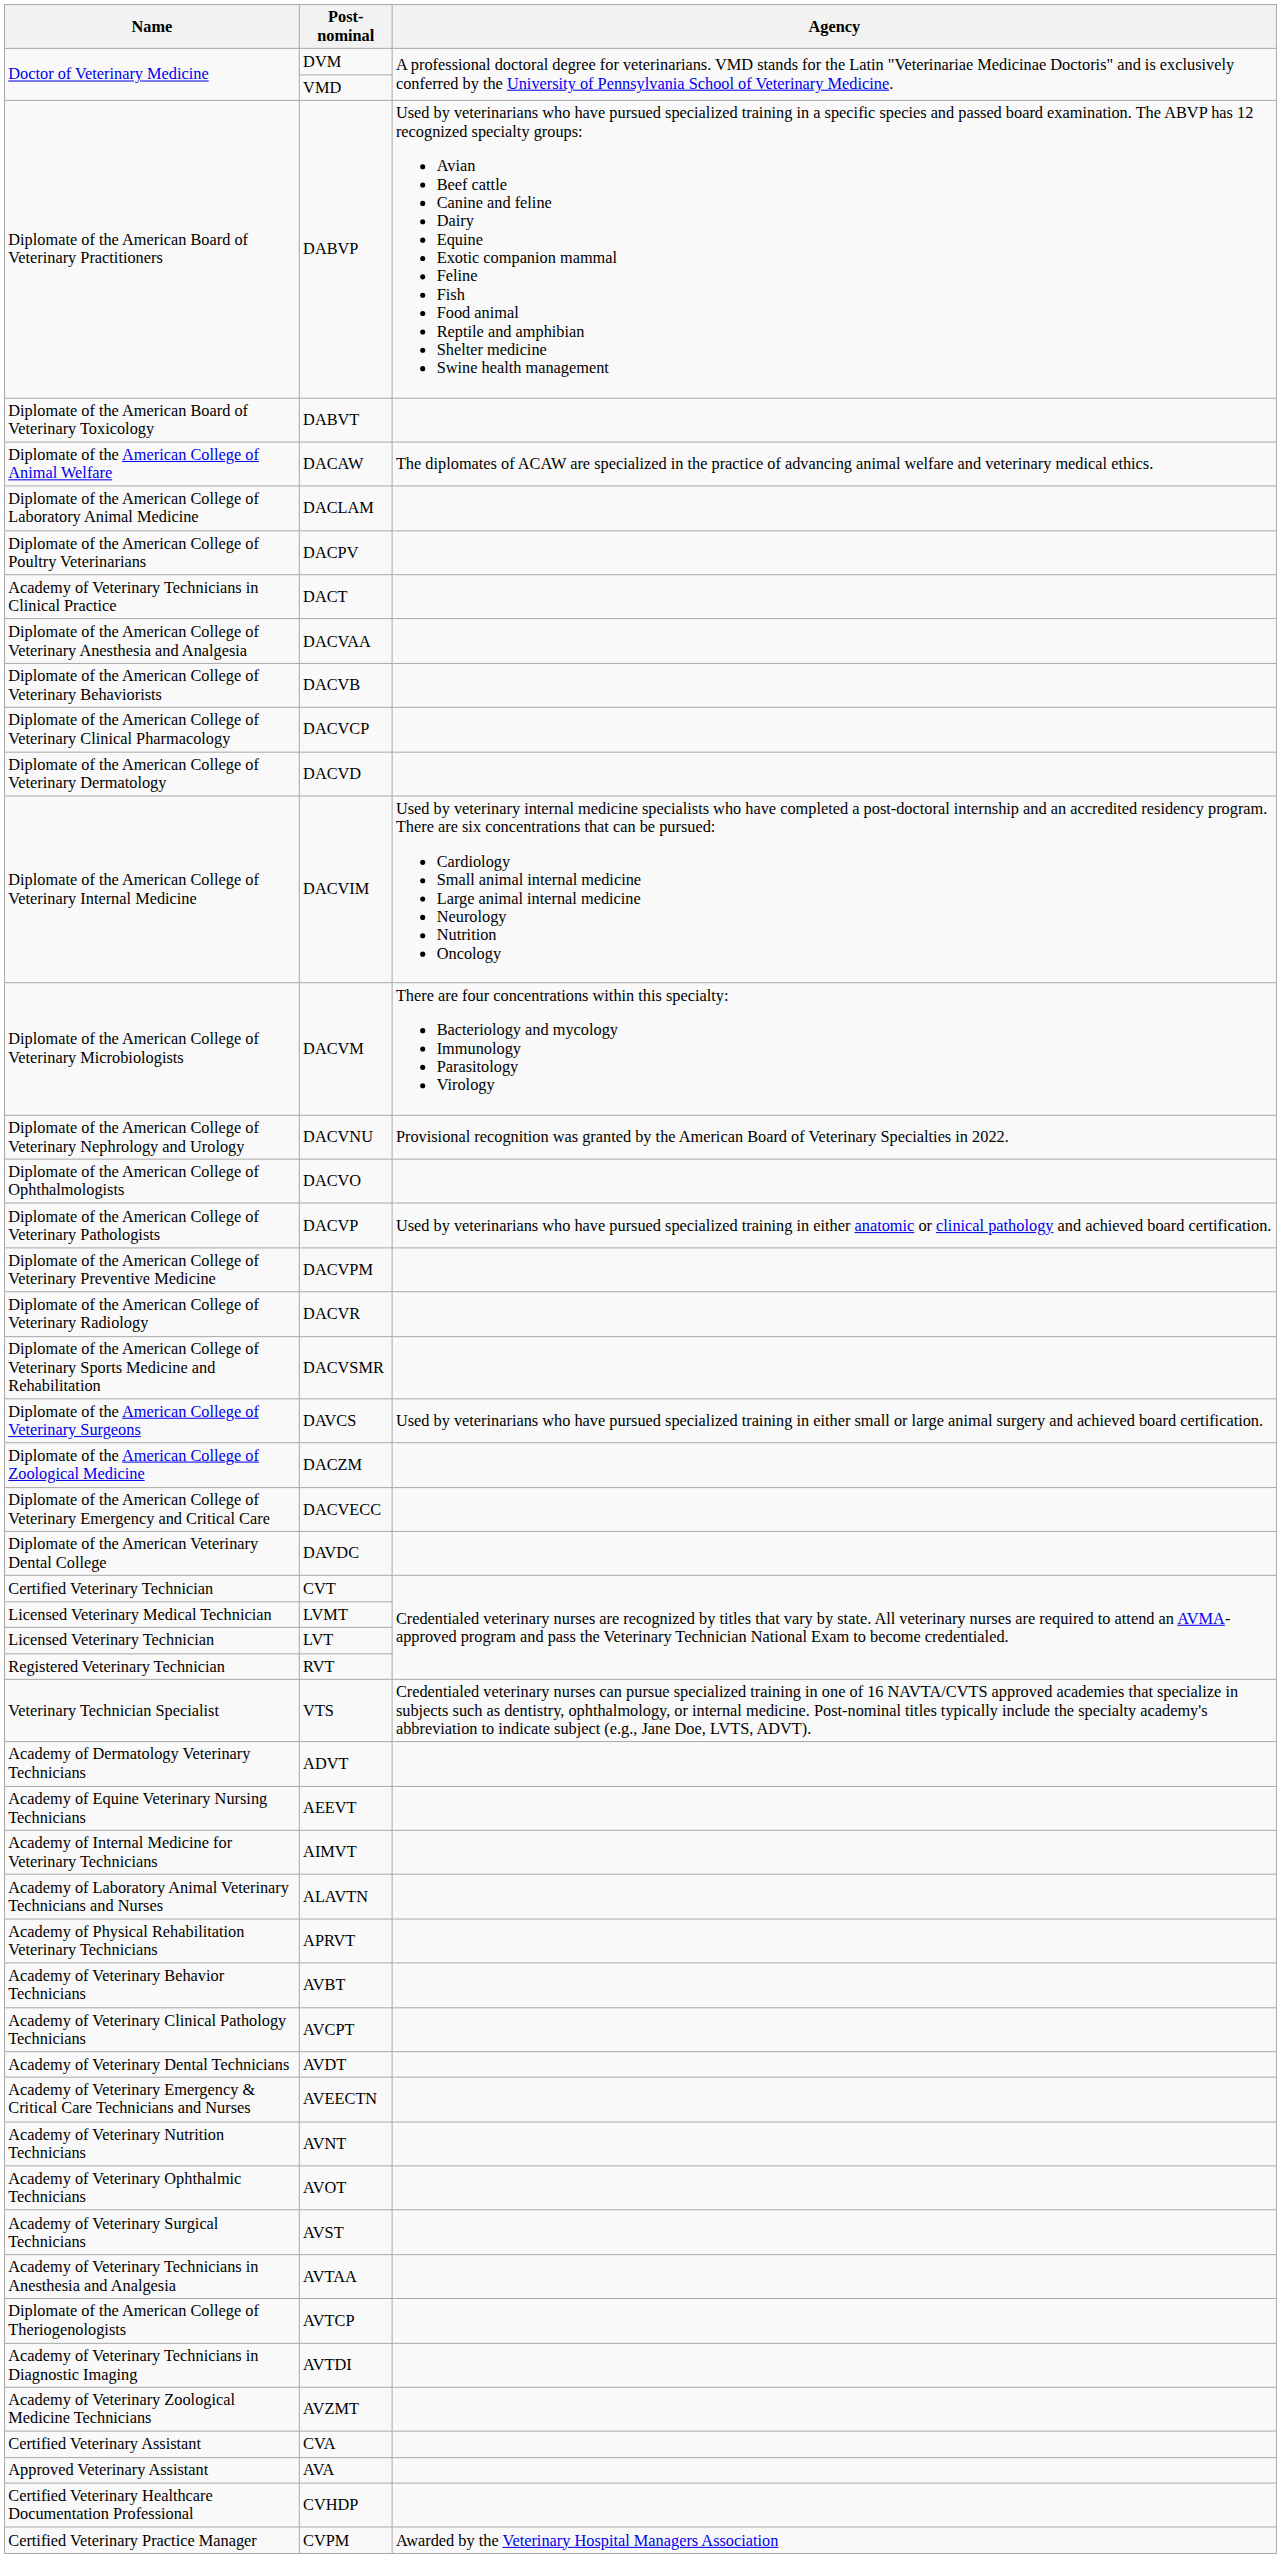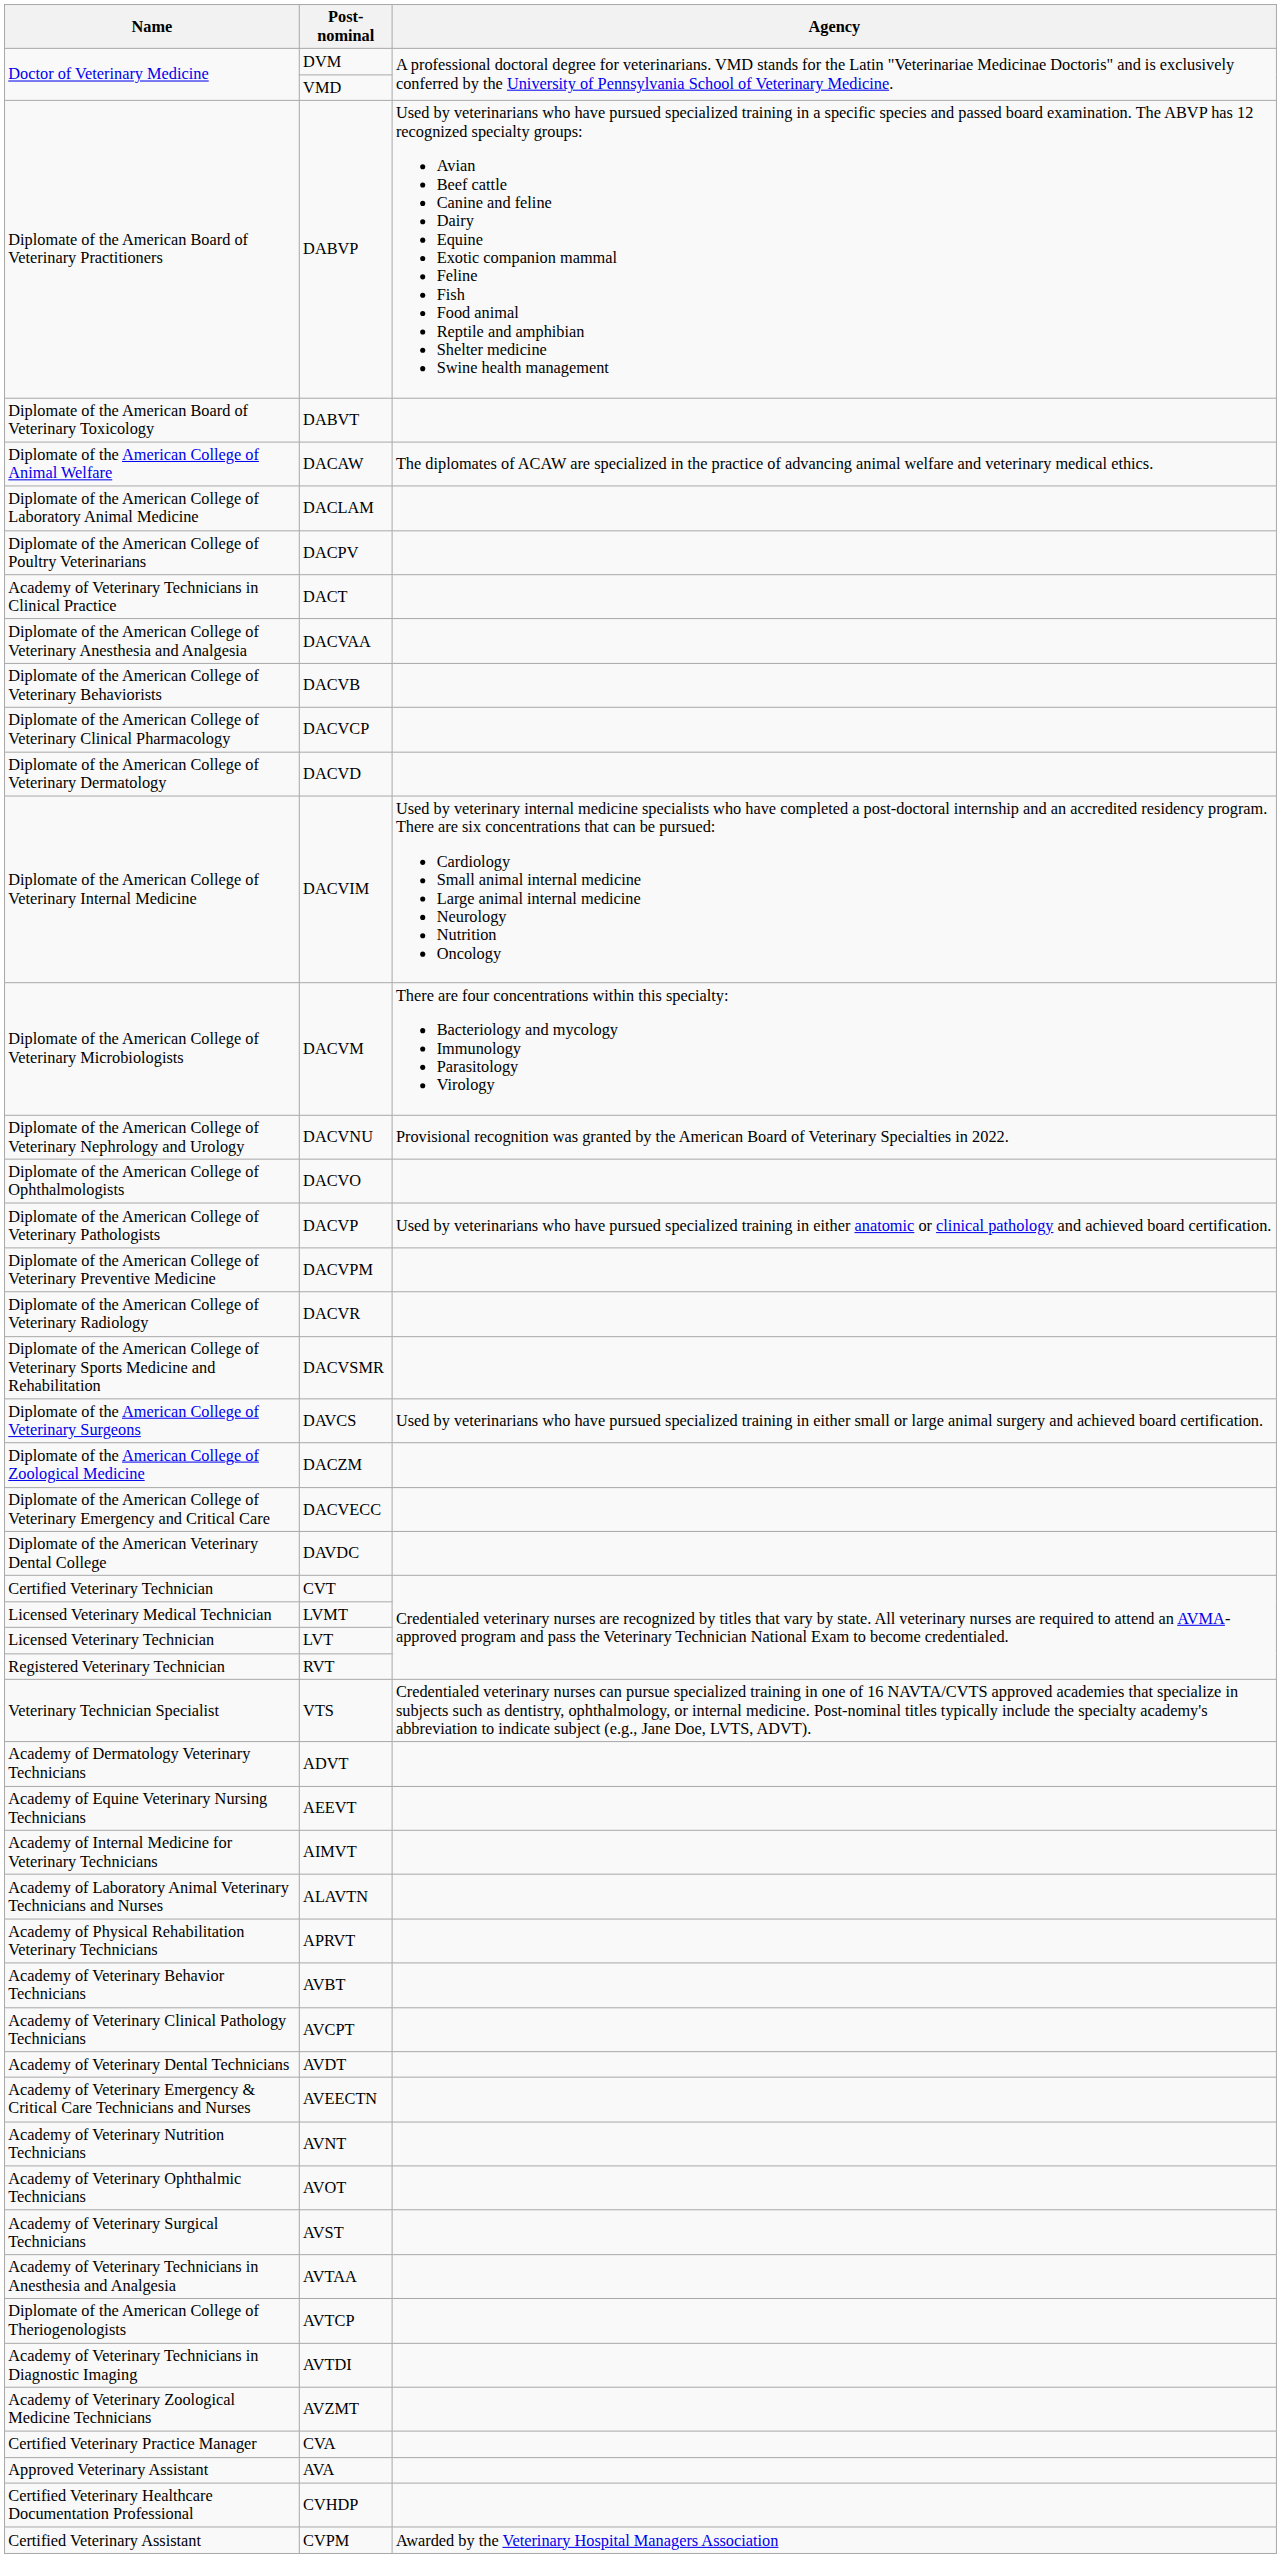(105, 2444) Certified Veterinary Assistant -> (133, 2444) Certified Veterinary Practice Manager
(133, 2540) Certified Veterinary Practice Manager -> (105, 2540) Certified Veterinary Assistant
